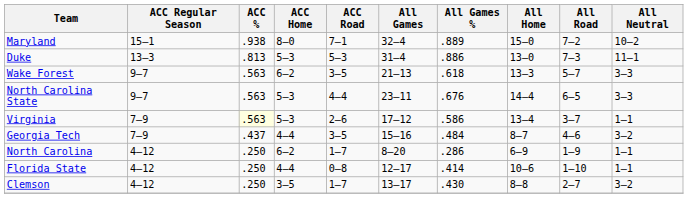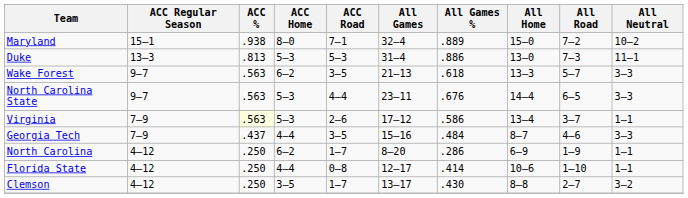(624, 135) 3–2 -> (624, 135) 3–3
